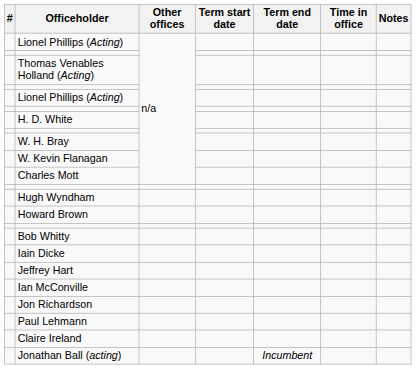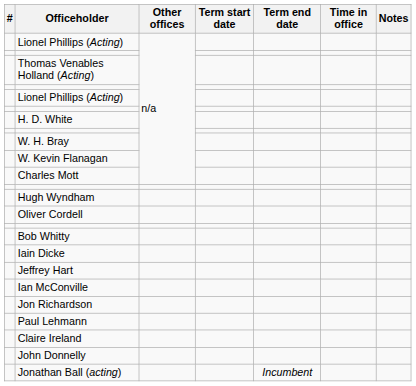+ row: (50, 214)
- row: (53, 214)
+ row: (52, 355)
